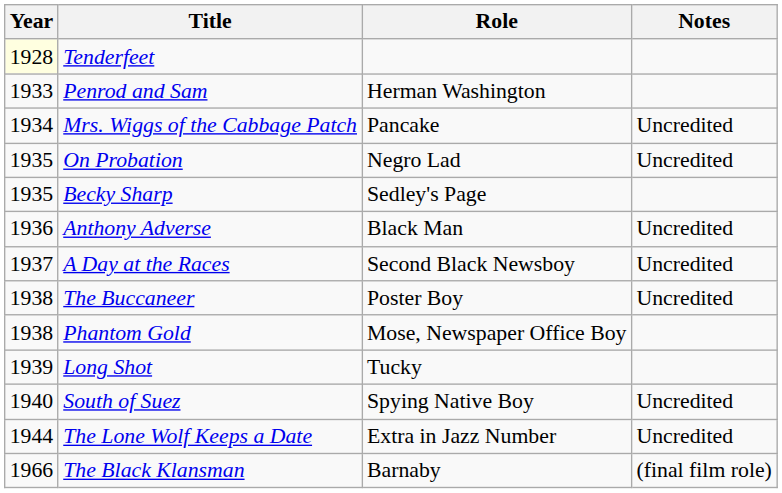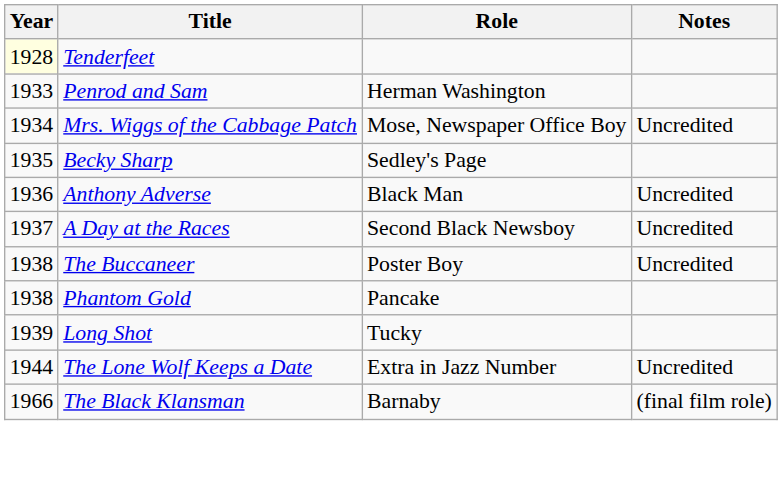(403, 125) Pancake -> (497, 125) Mose, Newspaper Office Boy
- row: (123, 159)
(497, 332) Mose, Newspaper Office Boy -> (403, 297) Pancake
- row: (122, 401)
